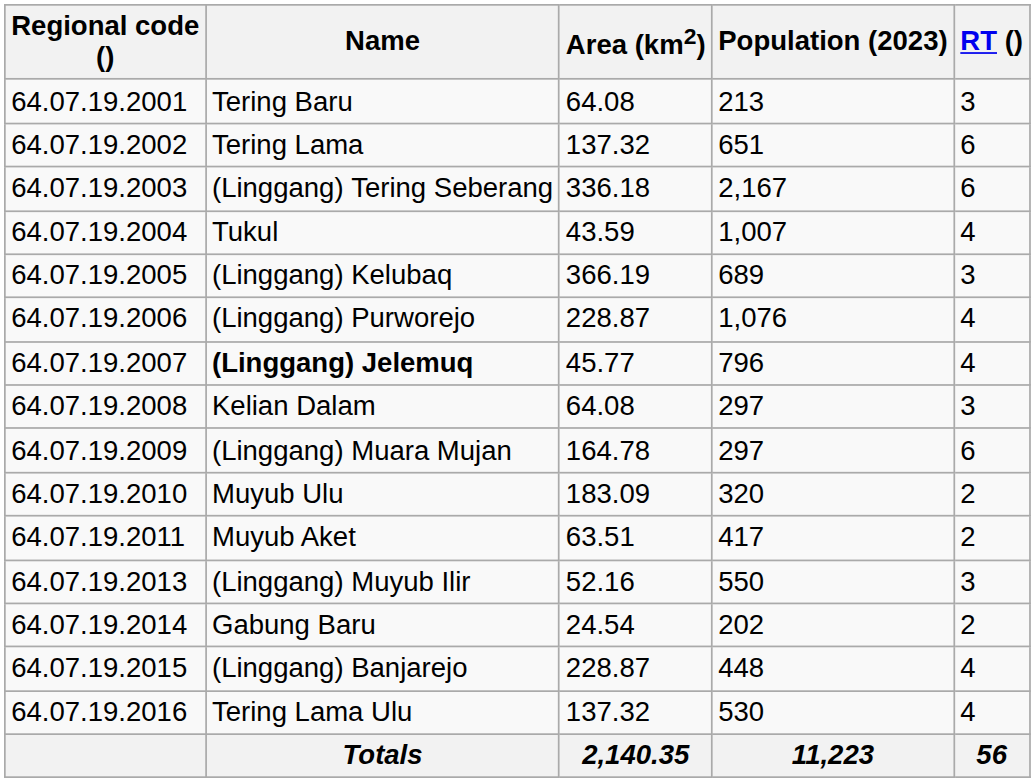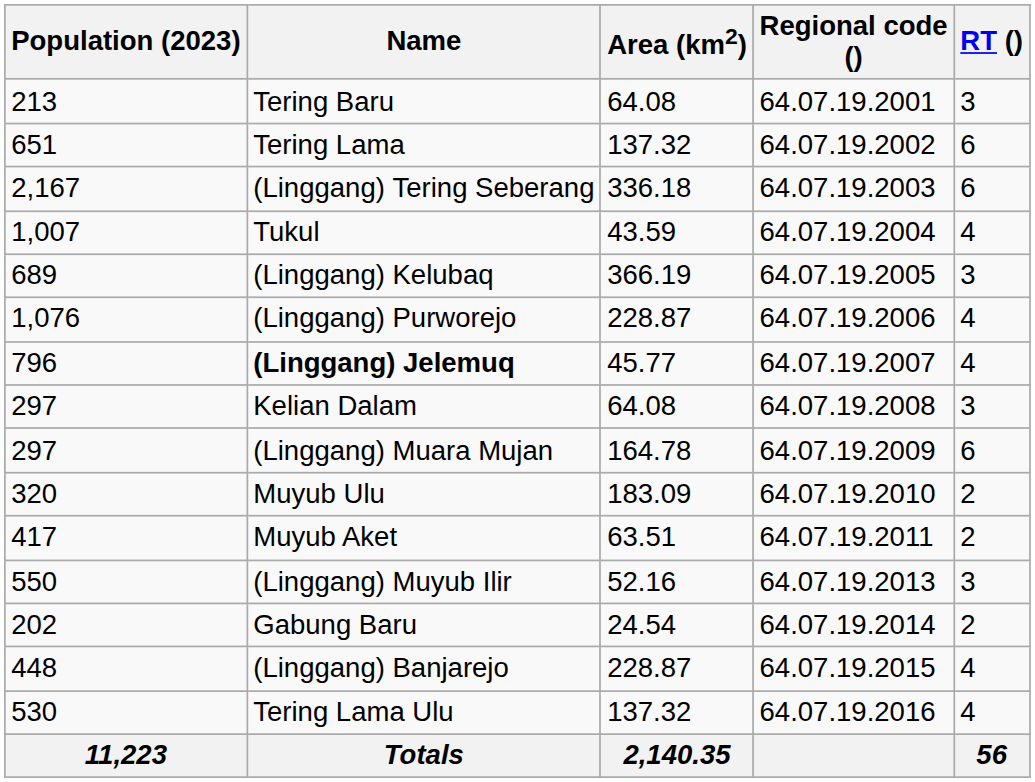columns swapped: (105, 41) <-> (833, 41)
